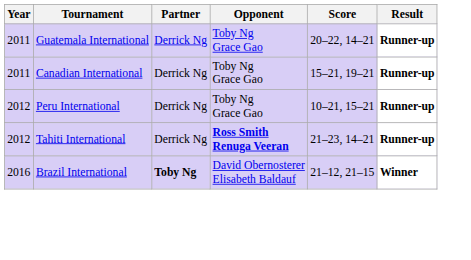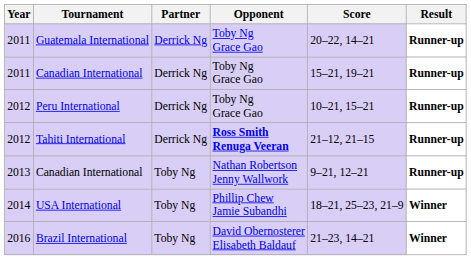(342, 139) 21–23, 14–21 -> (342, 139) 21–12, 21–15
+ row: (19, 172)
+ row: (19, 205)
(175, 172) bold -> (175, 238) normal
(342, 172) 21–12, 21–15 -> (342, 238) 21–23, 14–21
